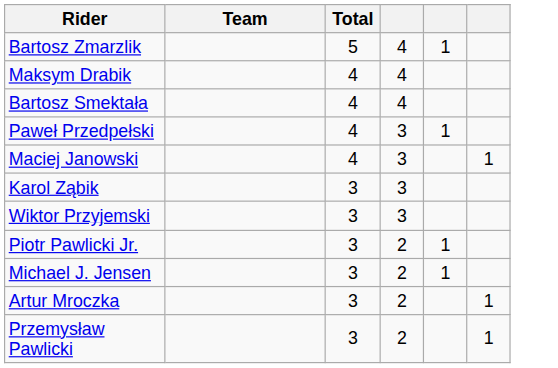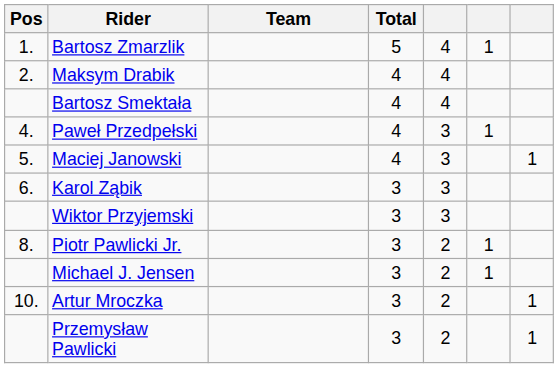+ column: (26, 19)
